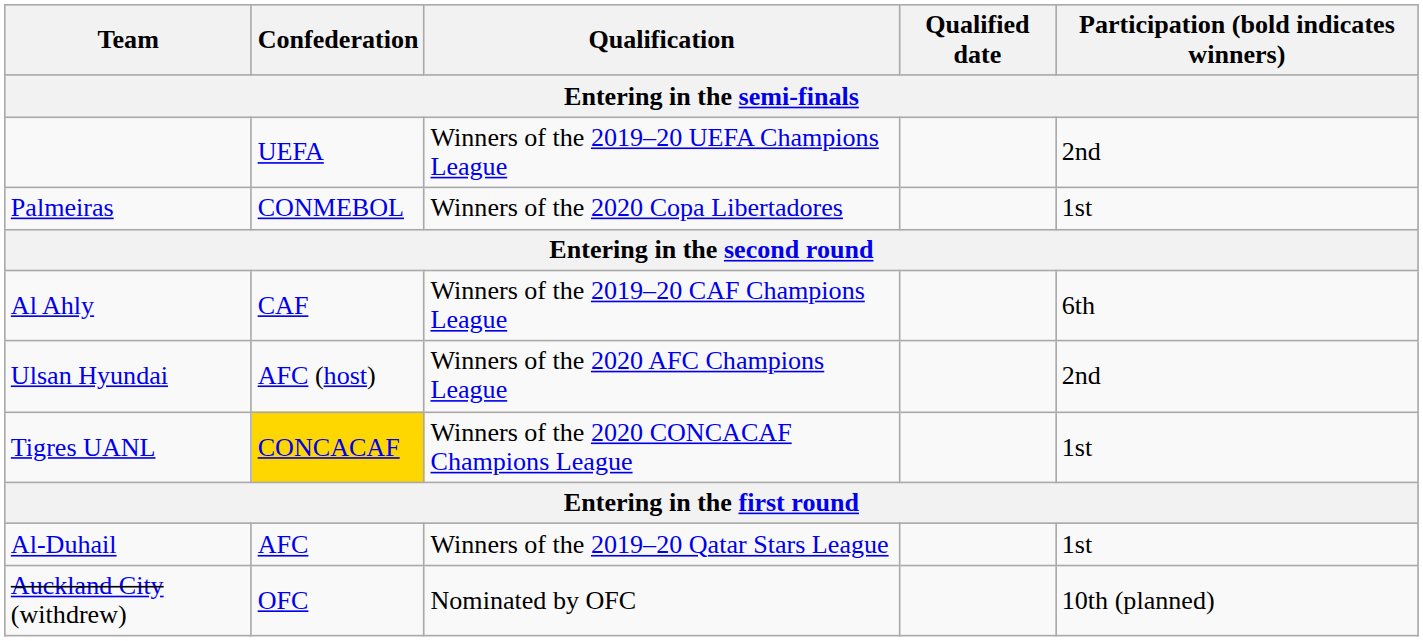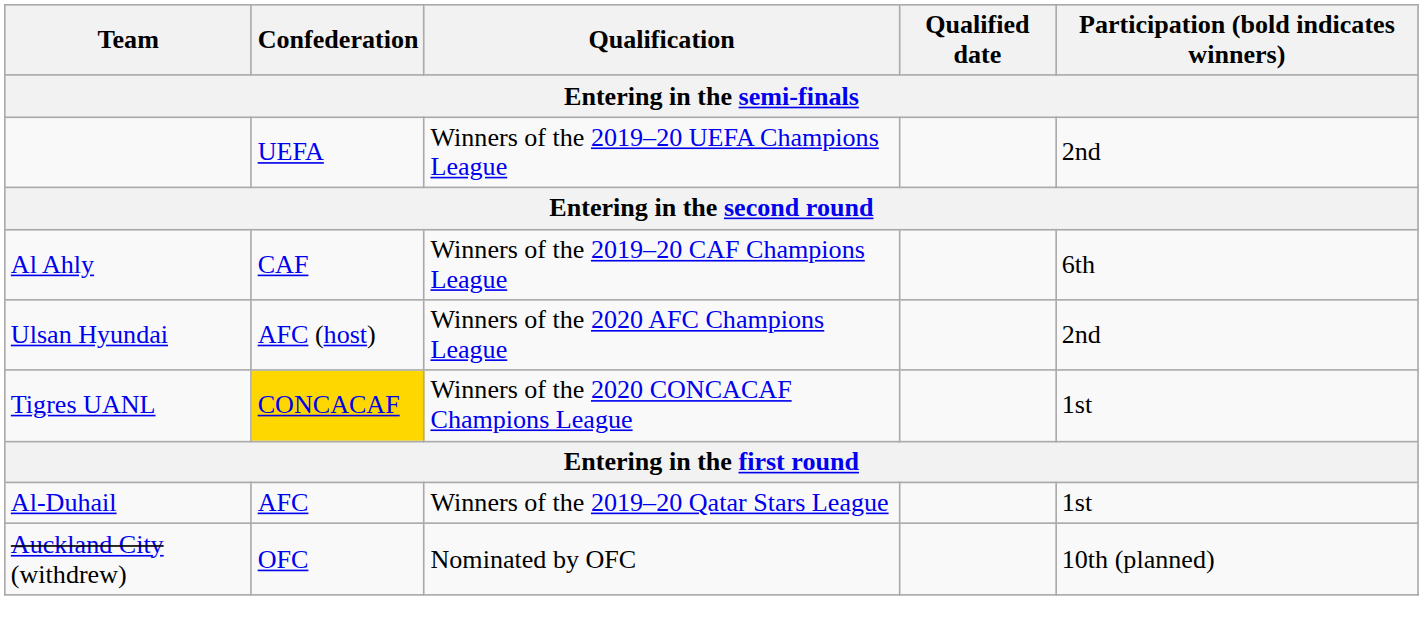- row: (62, 207)
